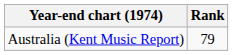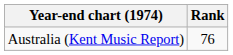(208, 38) 79 -> (208, 38) 76
